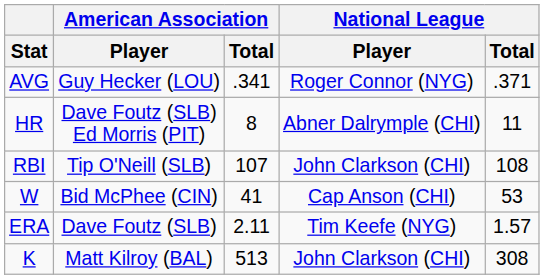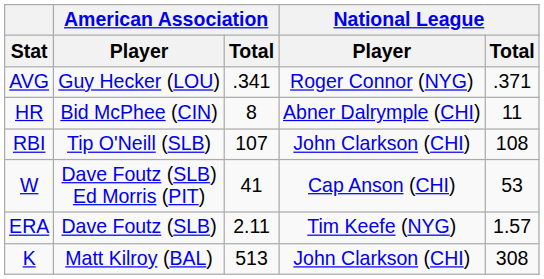(139, 123) Dave Foutz (SLB) Ed Morris (PIT) -> (139, 112) Bid McPhee (CIN)
(139, 196) Bid McPhee (CIN) -> (139, 185) Dave Foutz (SLB) Ed Morris (PIT)
